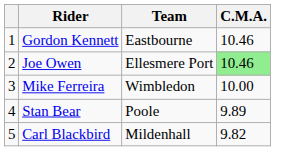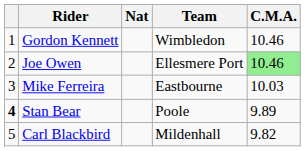+ column: (137, 16)
(159, 39) Eastbourne -> (190, 39) Wimbledon
(160, 87) Wimbledon -> (189, 87) Eastbourne
(237, 87) 10.00 -> (267, 87) 10.03
(12, 110) normal -> (12, 110) bold
